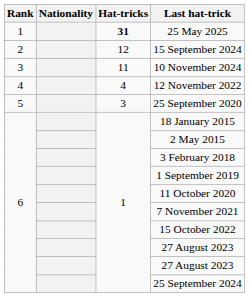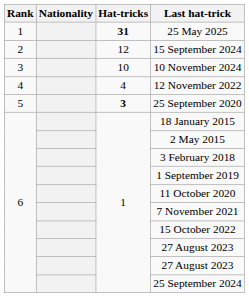(123, 67) 11 -> (123, 67) 10
(123, 103) normal -> (123, 103) bold
